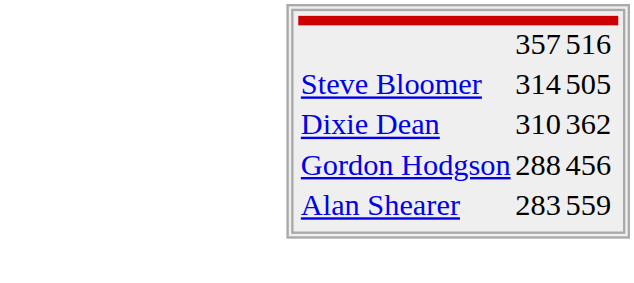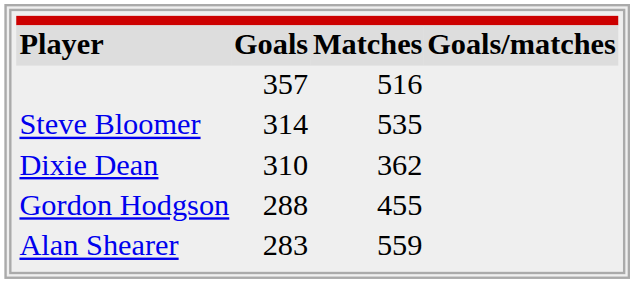+ row: (62, 44)
(588, 85) 505 -> (400, 125) 535
(588, 165) 456 -> (400, 205) 455
